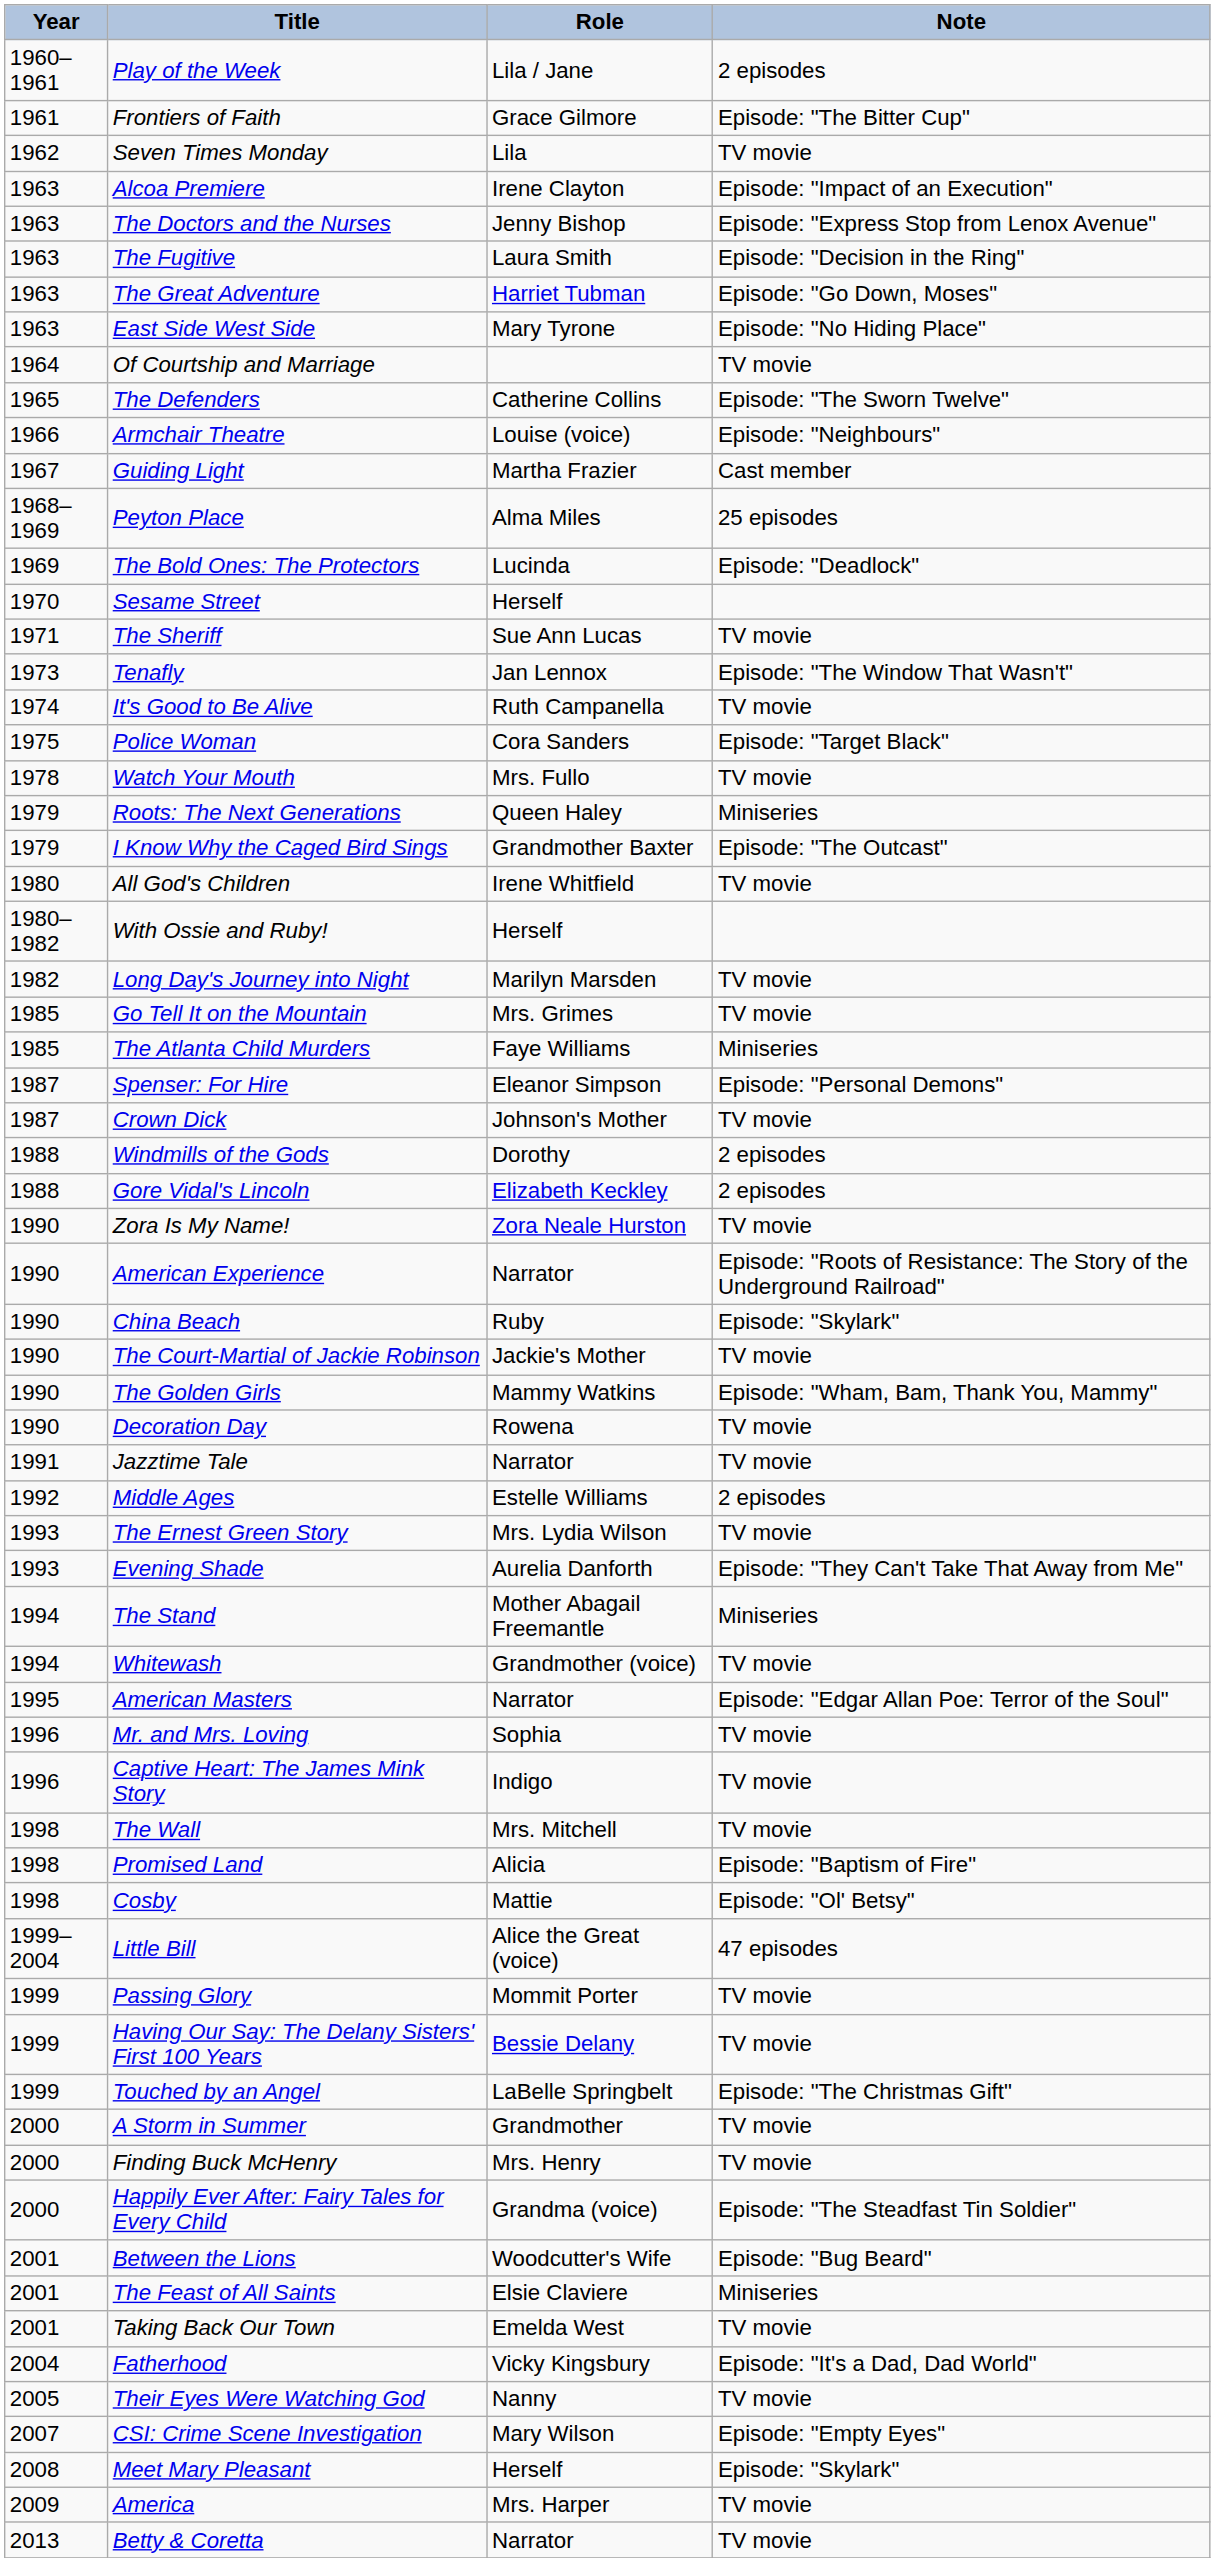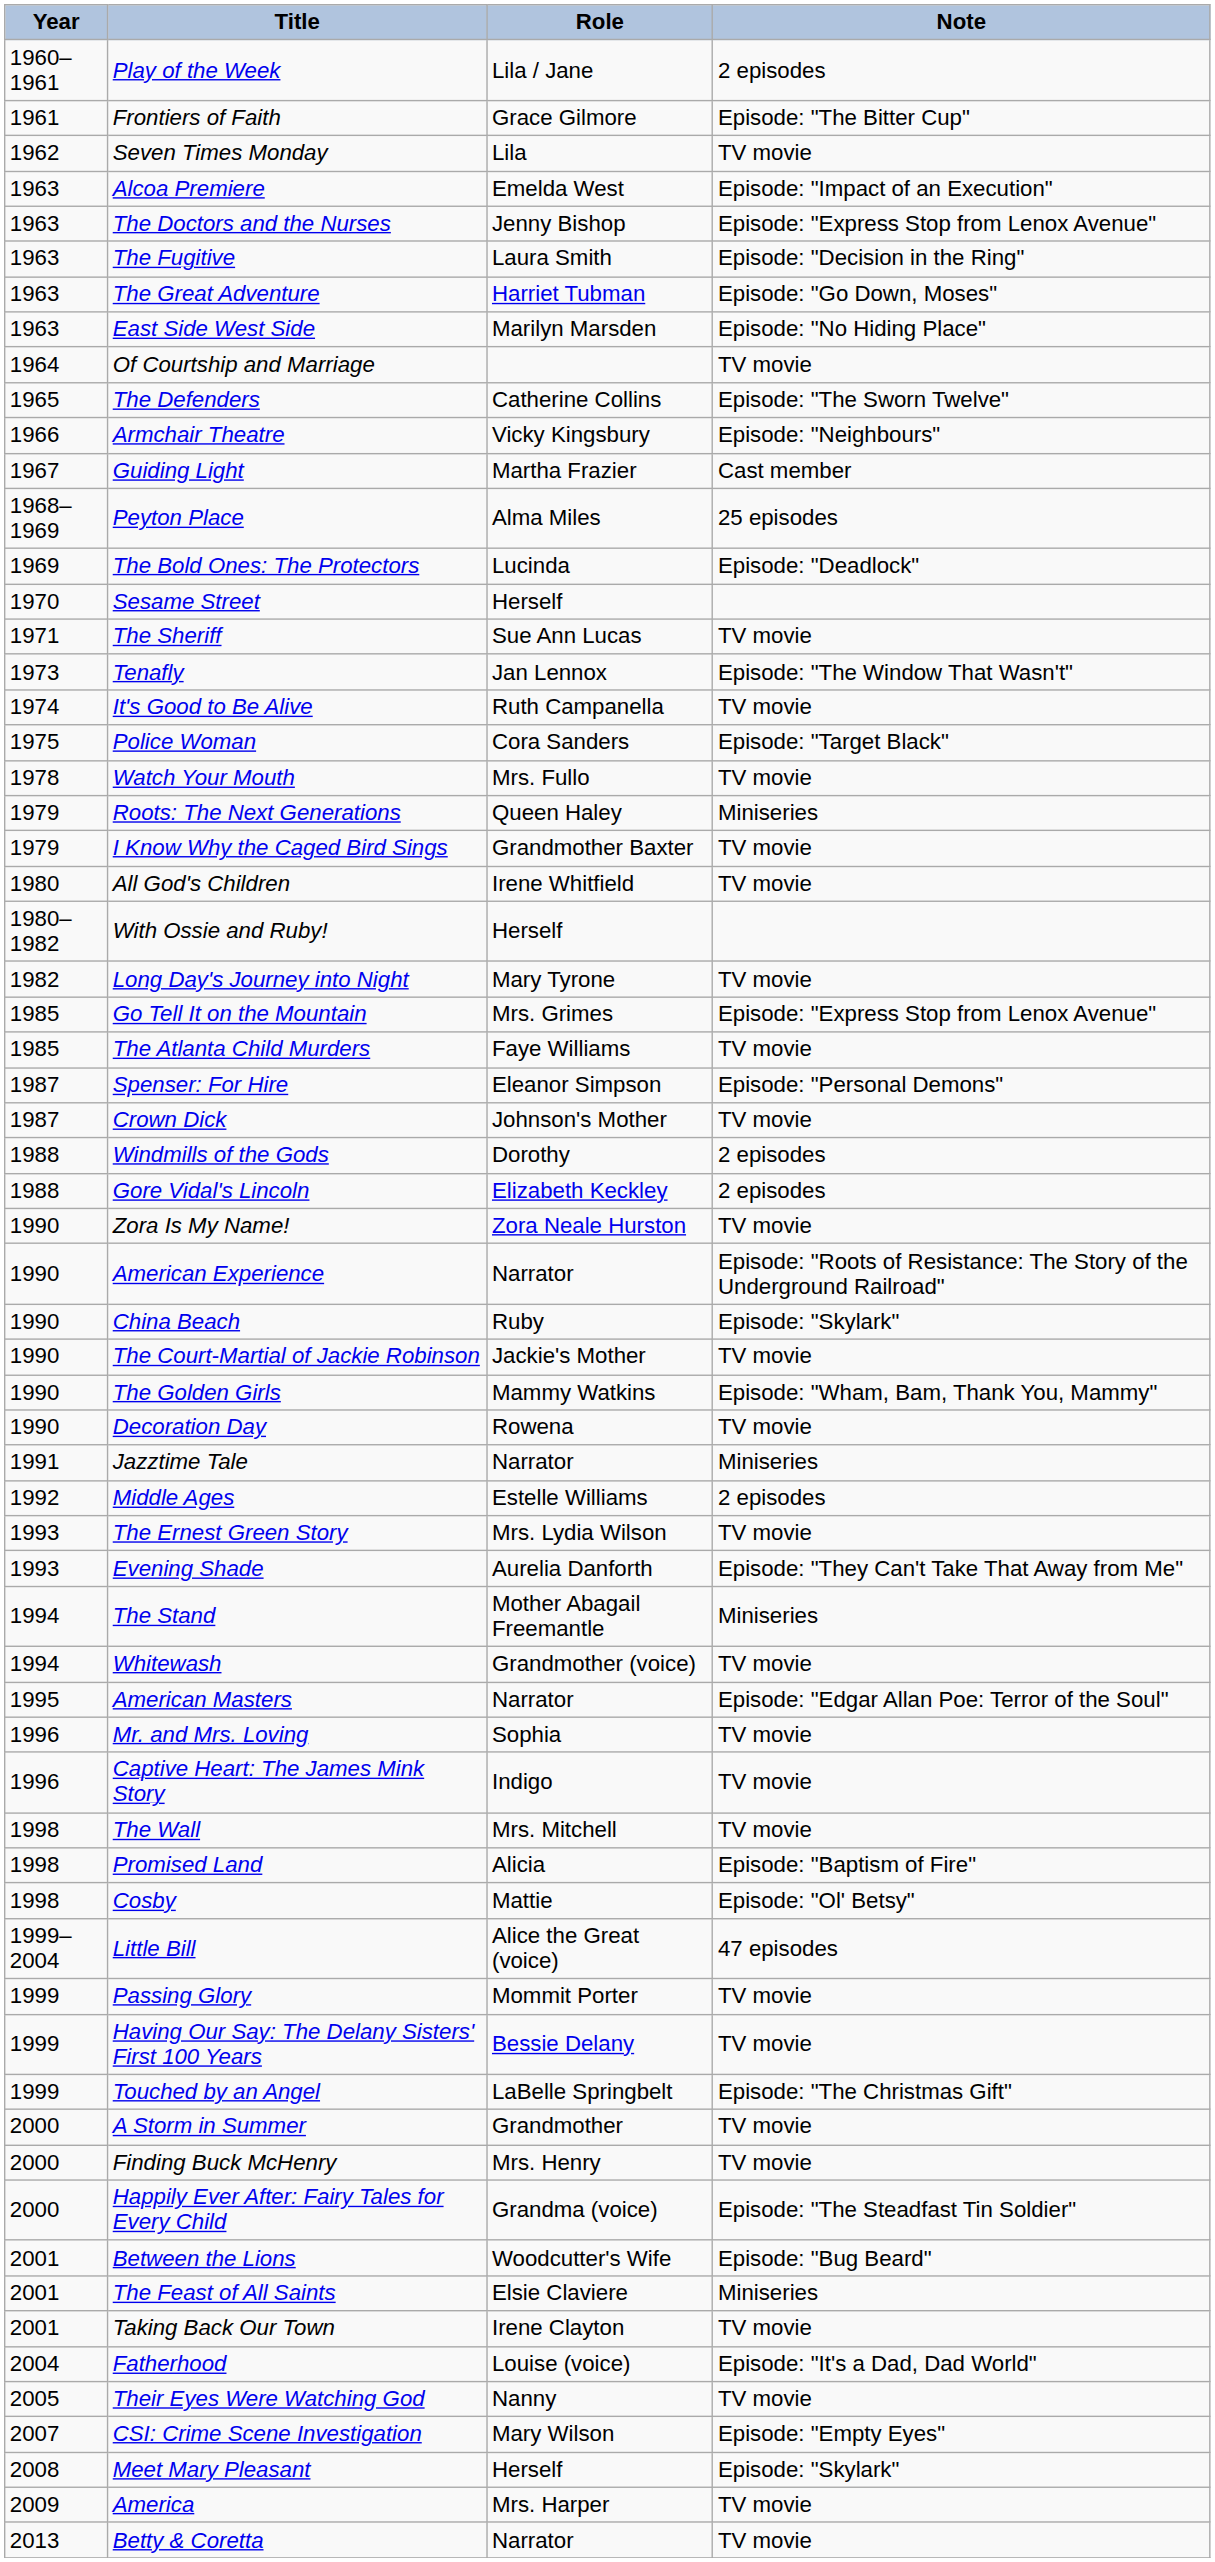(558, 188) Irene Clayton -> (558, 188) Emelda West
(554, 329) Mary Tyrone -> (574, 329) Marilyn Marsden
(561, 435) Louise (voice) -> (571, 435) Vicky Kingsbury
(833, 848) Episode: "The Outcast" -> (765, 848) TV movie
(574, 978) Marilyn Marsden -> (554, 978) Mary Tyrone
(765, 1014) TV movie -> (937, 1014) Episode: "Express Stop from Lenox Avenue"
(768, 1049) Miniseries -> (765, 1049) TV movie
(765, 1462) TV movie -> (768, 1462) Miniseries
(558, 2328) Emelda West -> (558, 2328) Irene Clayton
(571, 2363) Vicky Kingsbury -> (561, 2363) Louise (voice)
